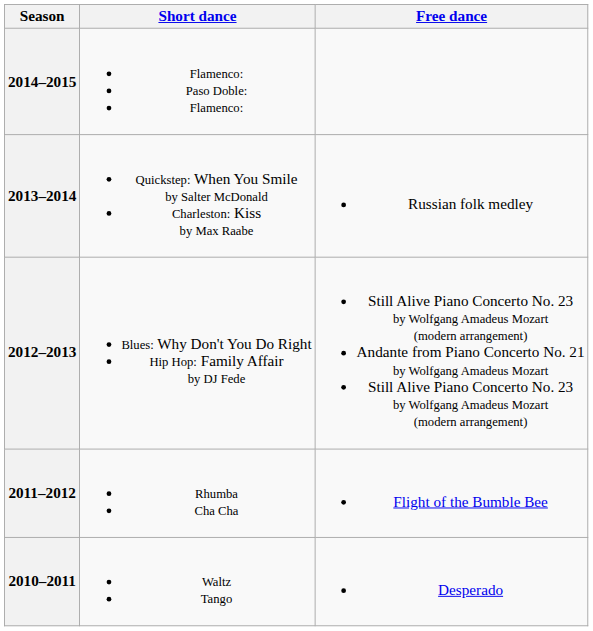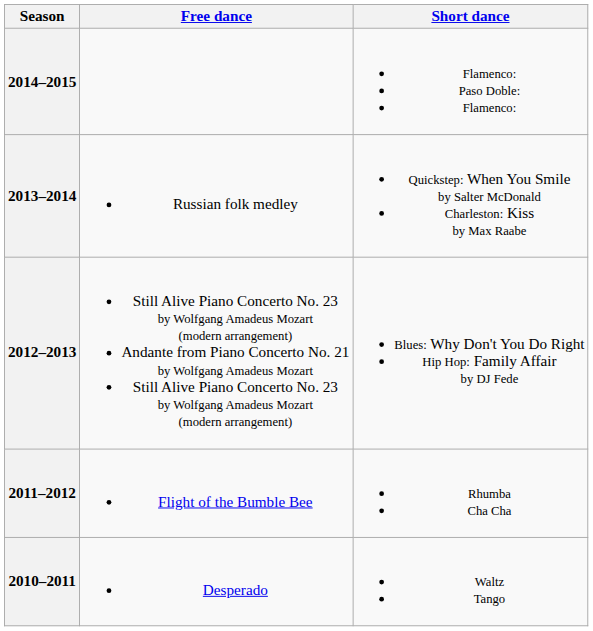columns swapped: (197, 16) <-> (452, 16)
